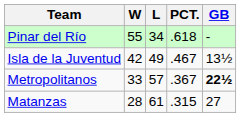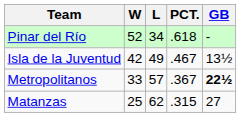(135, 36) 55 -> (135, 36) 52
(135, 101) 28 -> (135, 101) 25
(156, 101) 61 -> (156, 101) 62
